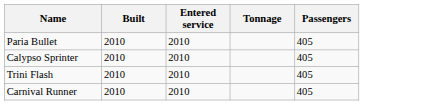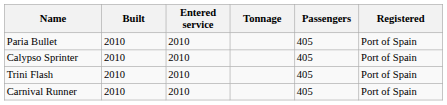+ column: (401, 18)
